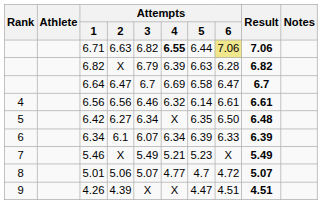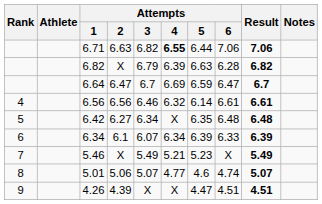(228, 48) khaki background -> (228, 48) no background
(201, 84) 6.58 -> (201, 84) 6.59
(228, 119) 6.50 -> (228, 119) 6.48
(201, 173) 4.7 -> (201, 173) 4.6
(228, 173) 4.72 -> (228, 173) 4.74
